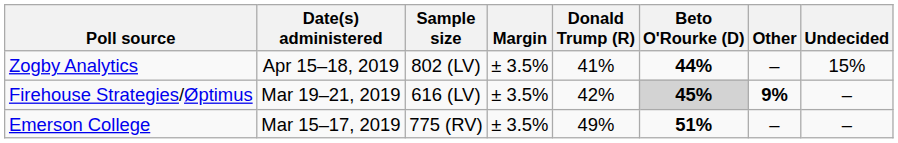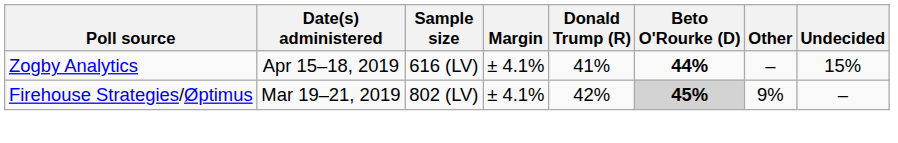(446, 66) 802 (LV) -> (444, 66) 616 (LV)
(520, 66) ± 3.5% -> (516, 66) ± 4.1%
(446, 95) 616 (LV) -> (444, 95) 802 (LV)
(520, 95) ± 3.5% -> (516, 95) ± 4.1%
(774, 95) bold -> (770, 95) normal
- row: (80, 124)
